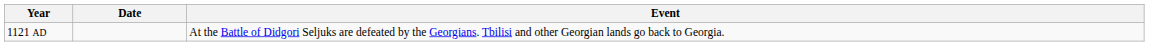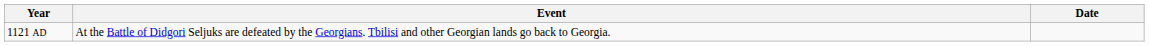columns swapped: (130, 13) <-> (665, 13)
